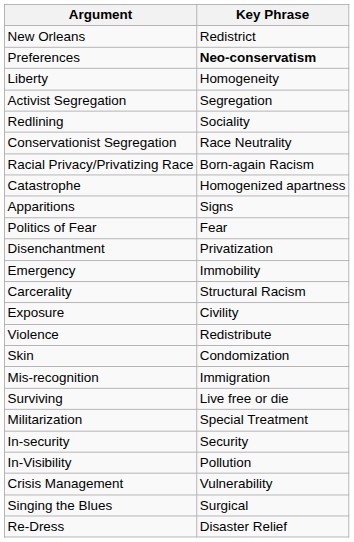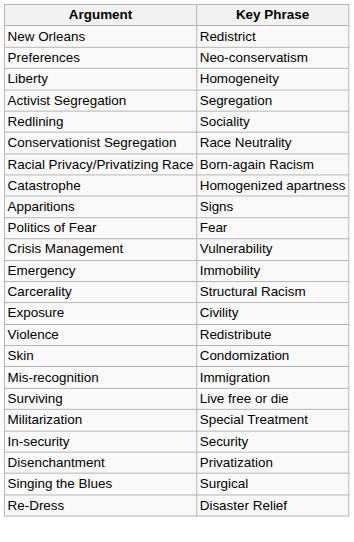(258, 57) bold -> (254, 57) normal
rows swapped: (65, 484) <-> (56, 249)
- row: (40, 462)
